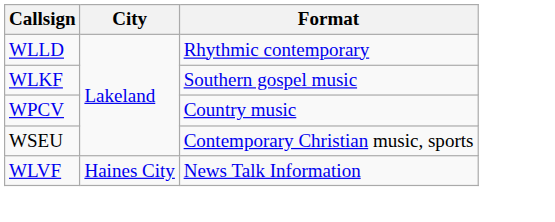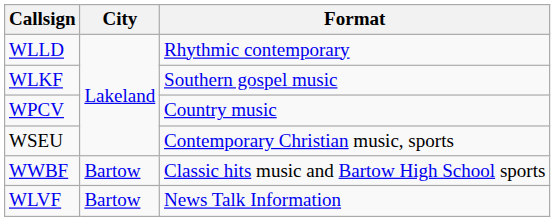+ row: (39, 170)
(130, 170) Haines City -> (112, 200) Bartow
